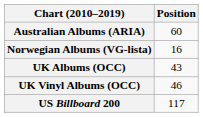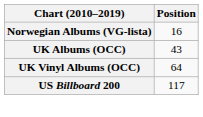- row: (79, 31)
(176, 85) 46 -> (176, 67) 64
